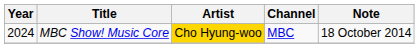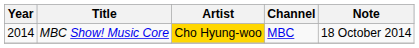(21, 33) 2024 -> (21, 33) 2014
